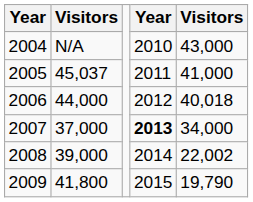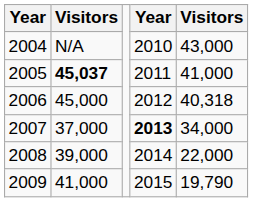(81, 73) normal -> (81, 73) bold
(81, 100) 44,000 -> (81, 100) 45,000
(207, 100) 40,018 -> (207, 100) 40,318
(207, 155) 22,002 -> (207, 155) 22,000
(81, 182) 41,800 -> (81, 182) 41,000
